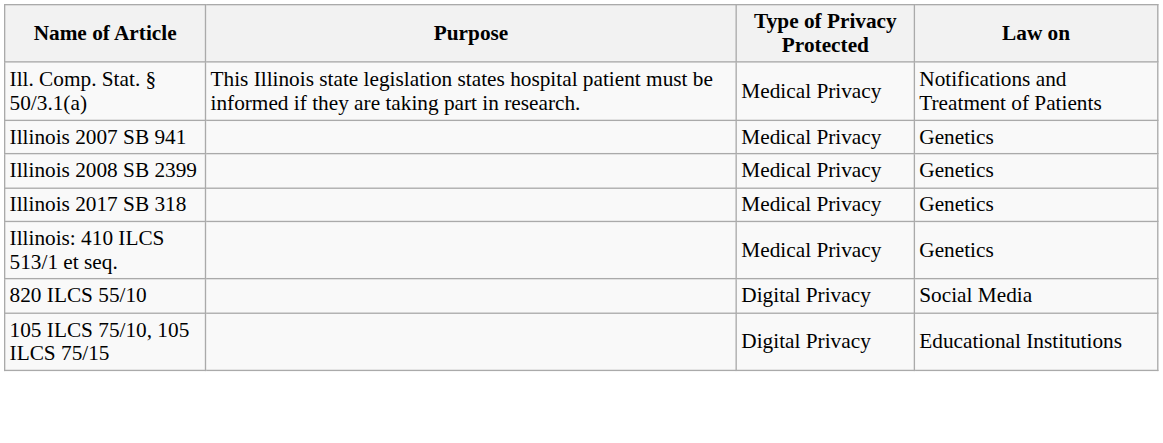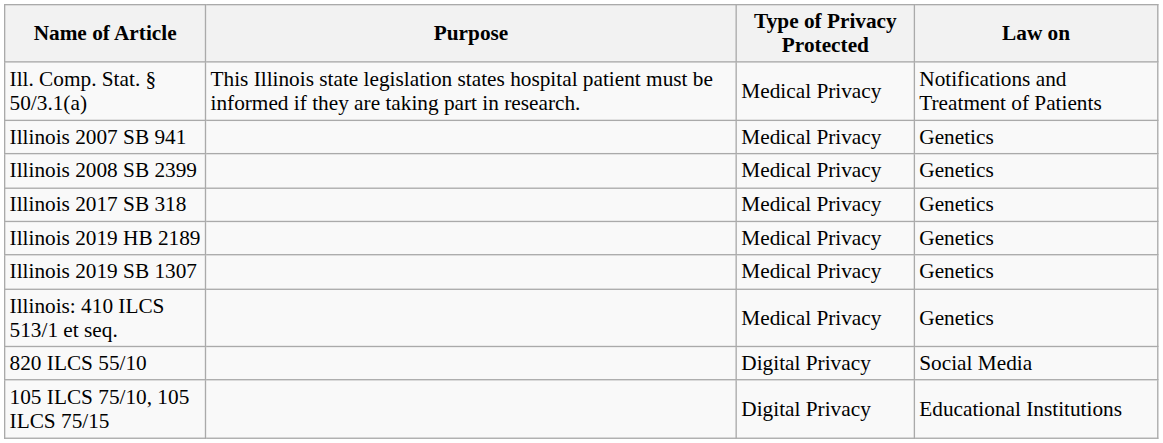+ row: (105, 237)
+ row: (103, 271)
